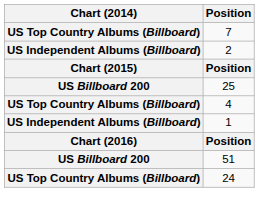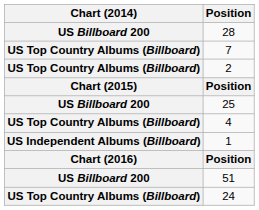+ row: (229, 31)
(104, 50) US Independent Albums (Billboard) -> (104, 68) US Top Country Albums (Billboard)
